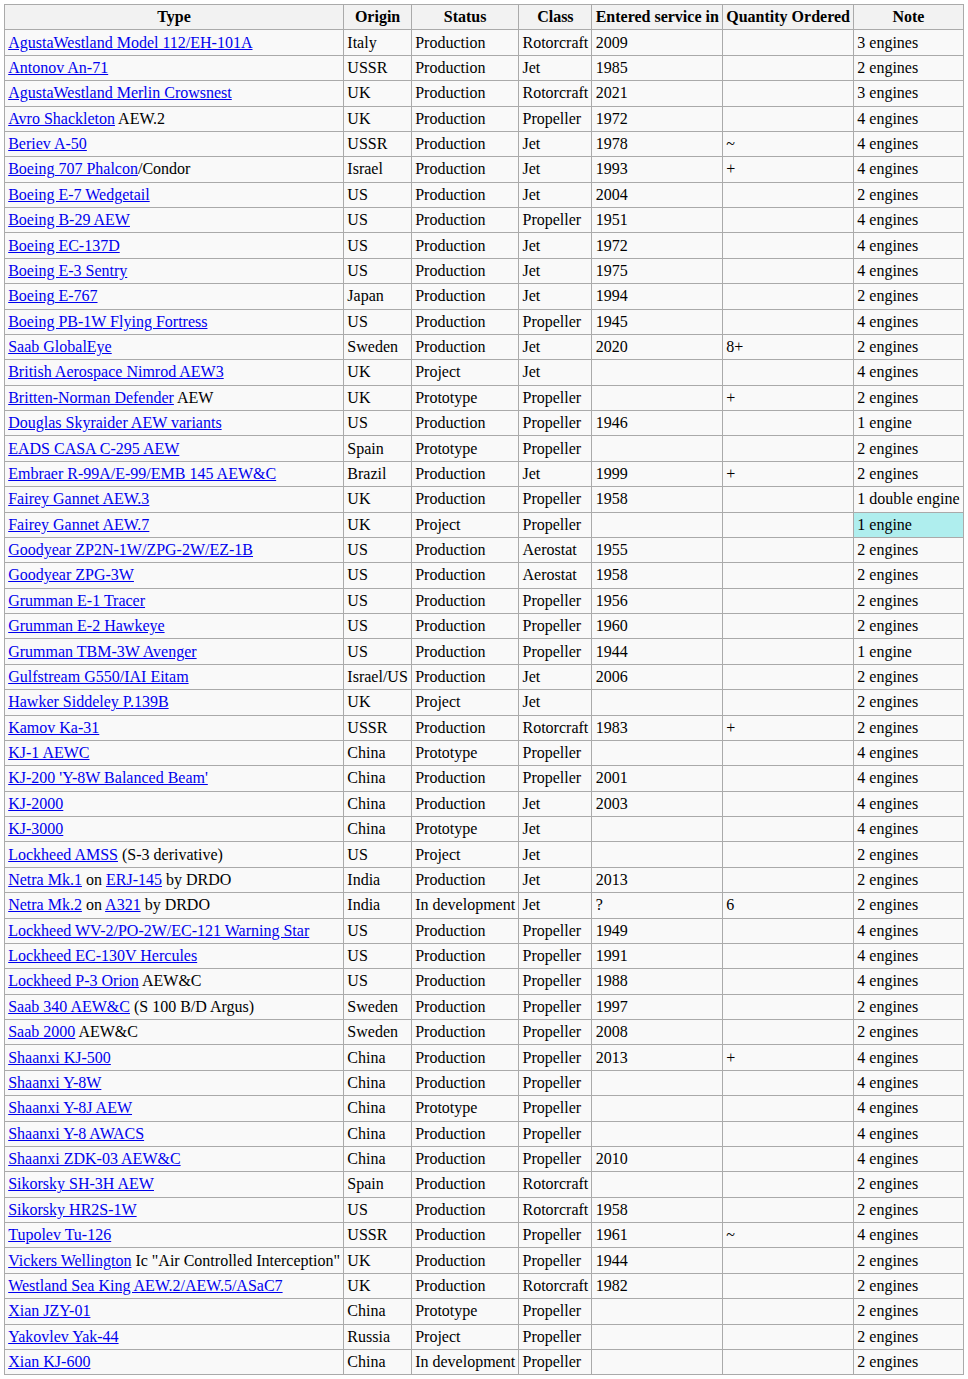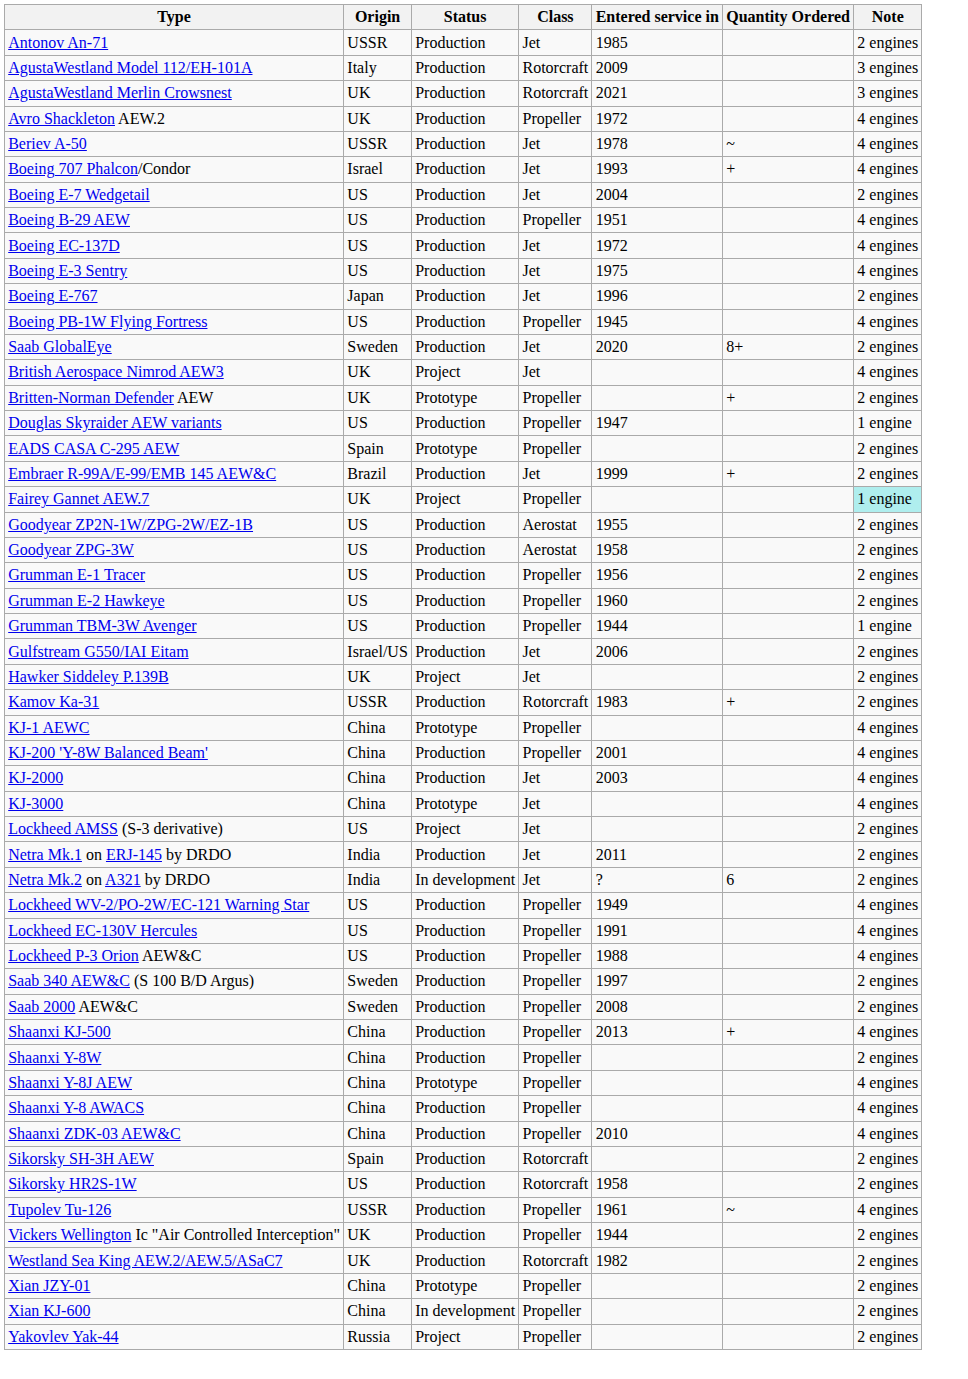rows swapped: (58, 67) <-> (130, 42)
(612, 296) 1994 -> (612, 296) 1996
(612, 423) 1946 -> (612, 423) 1947
- row: (79, 499)
(612, 879) 2013 -> (611, 854) 2011
(888, 1082) 4 engines -> (888, 1057) 2 engines
rows swapped: (49, 1362) <-> (63, 1336)
